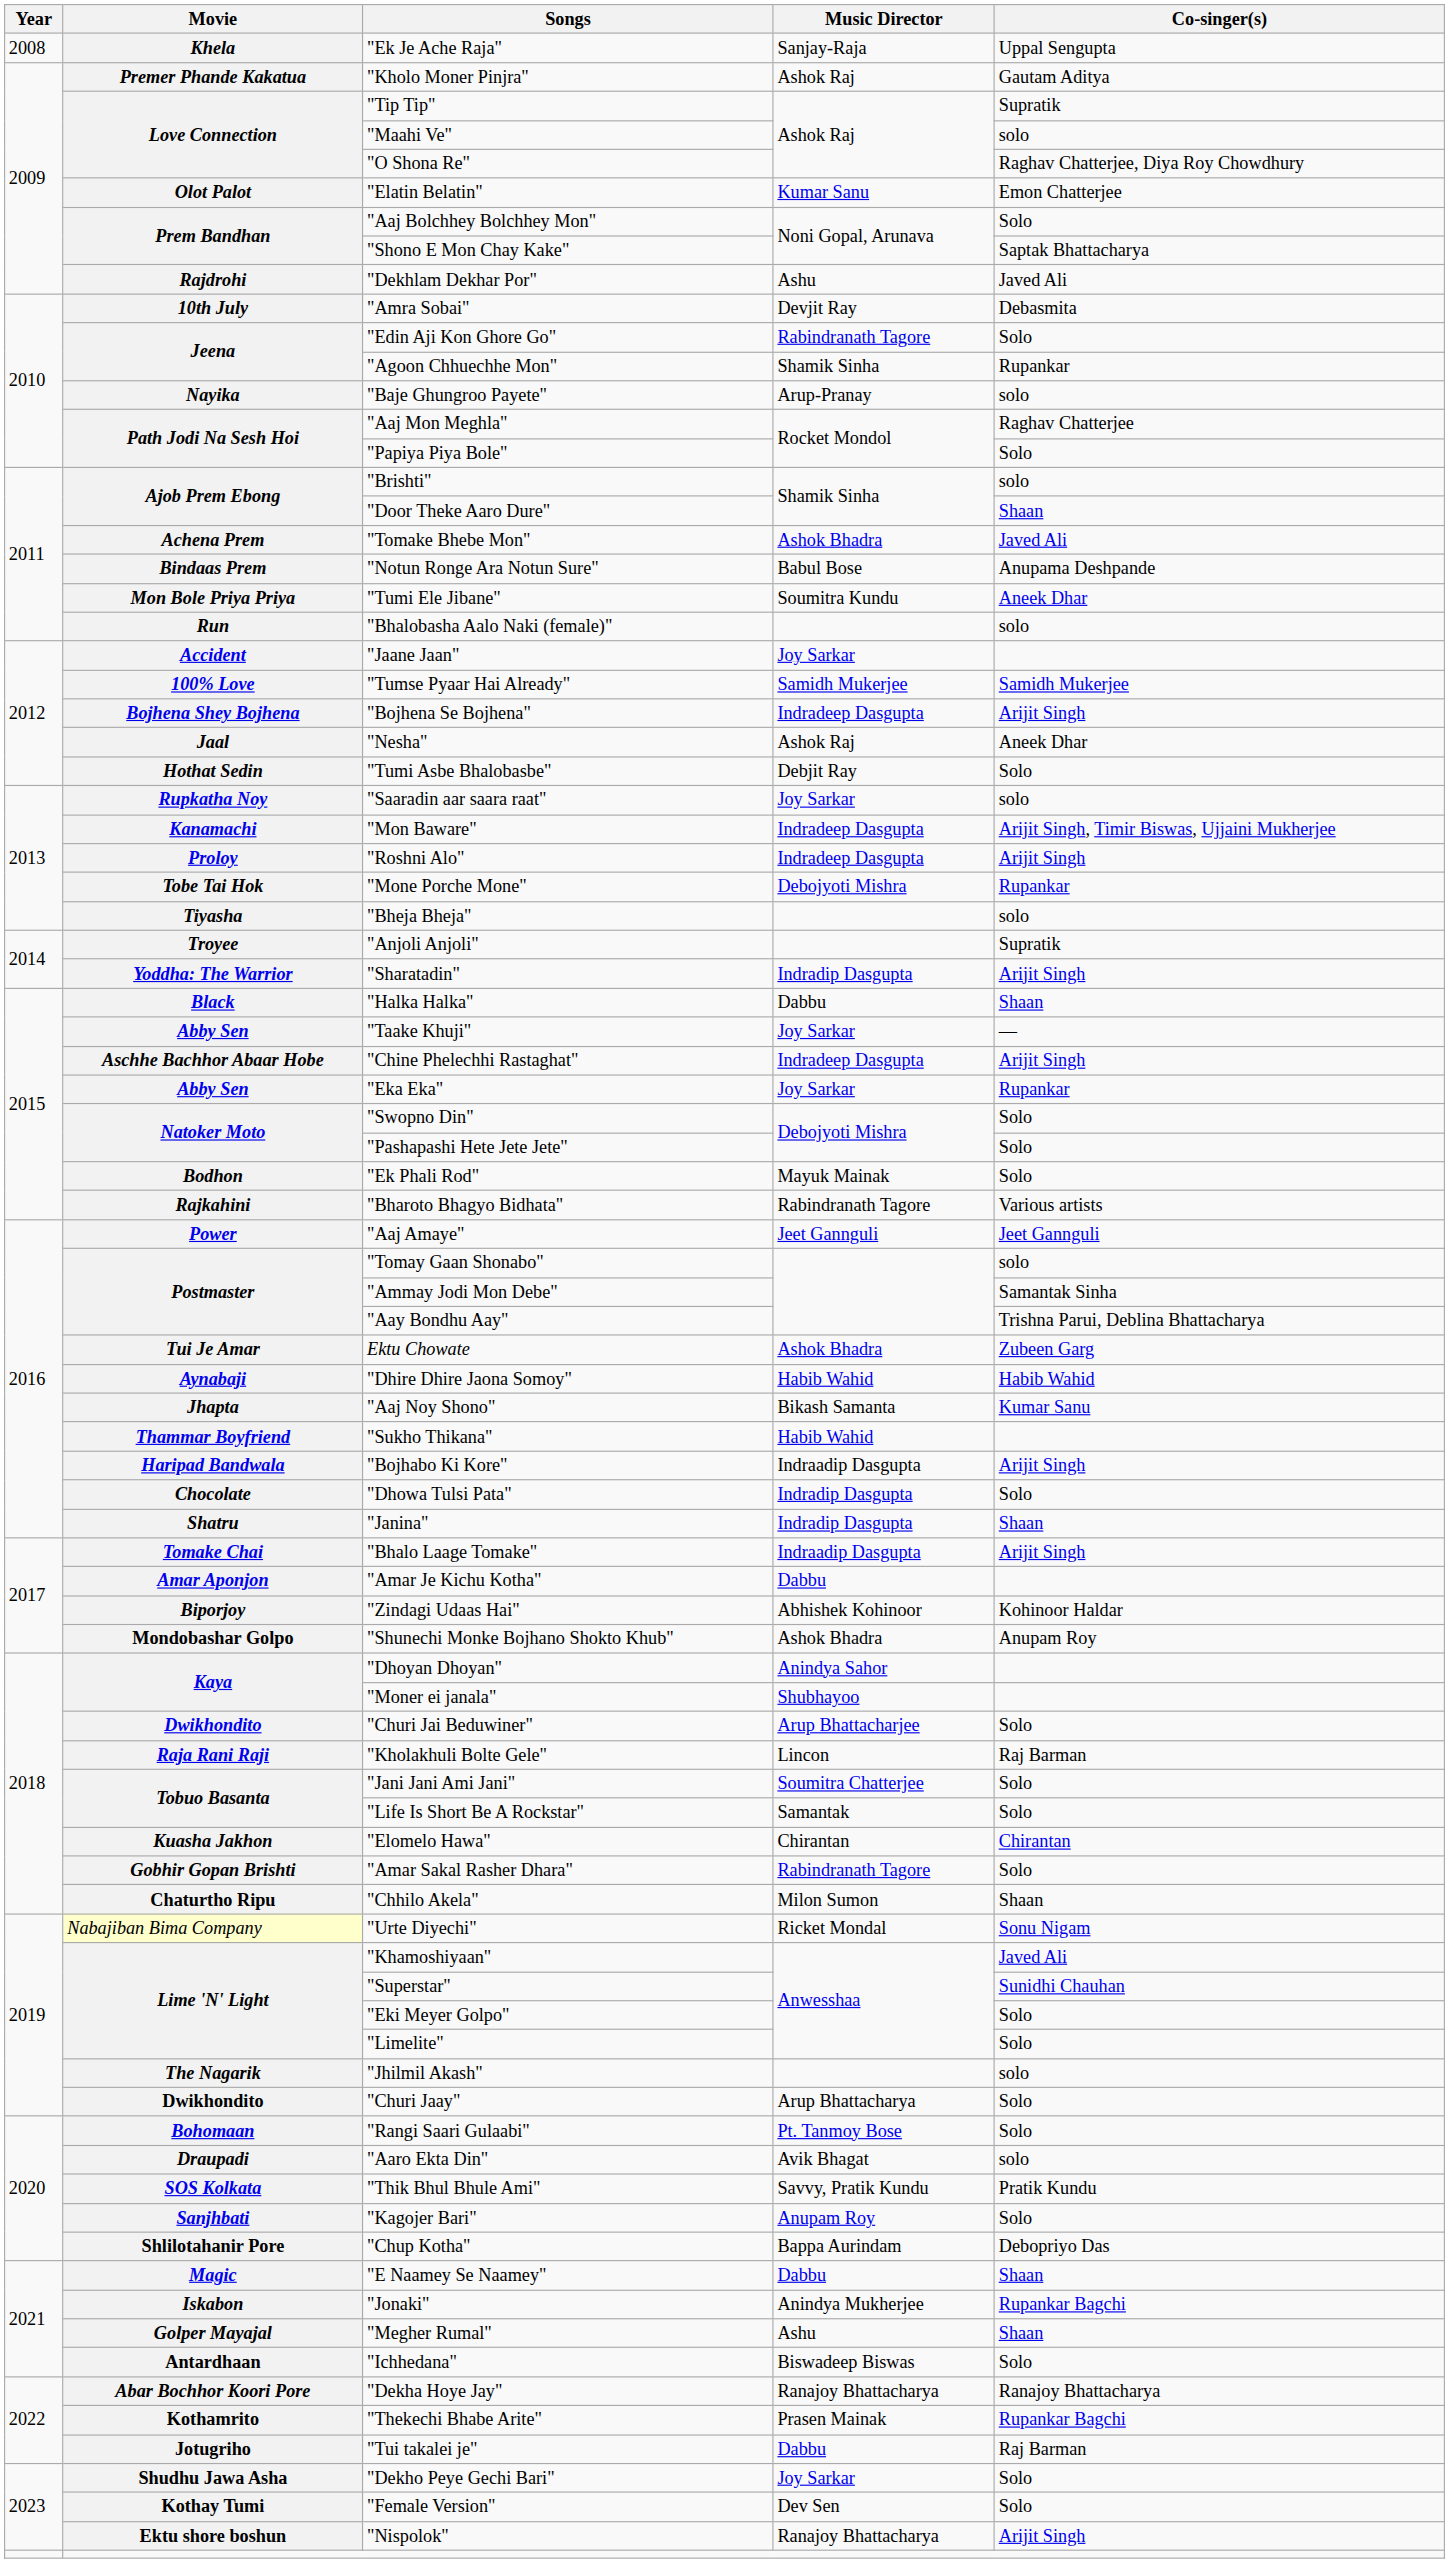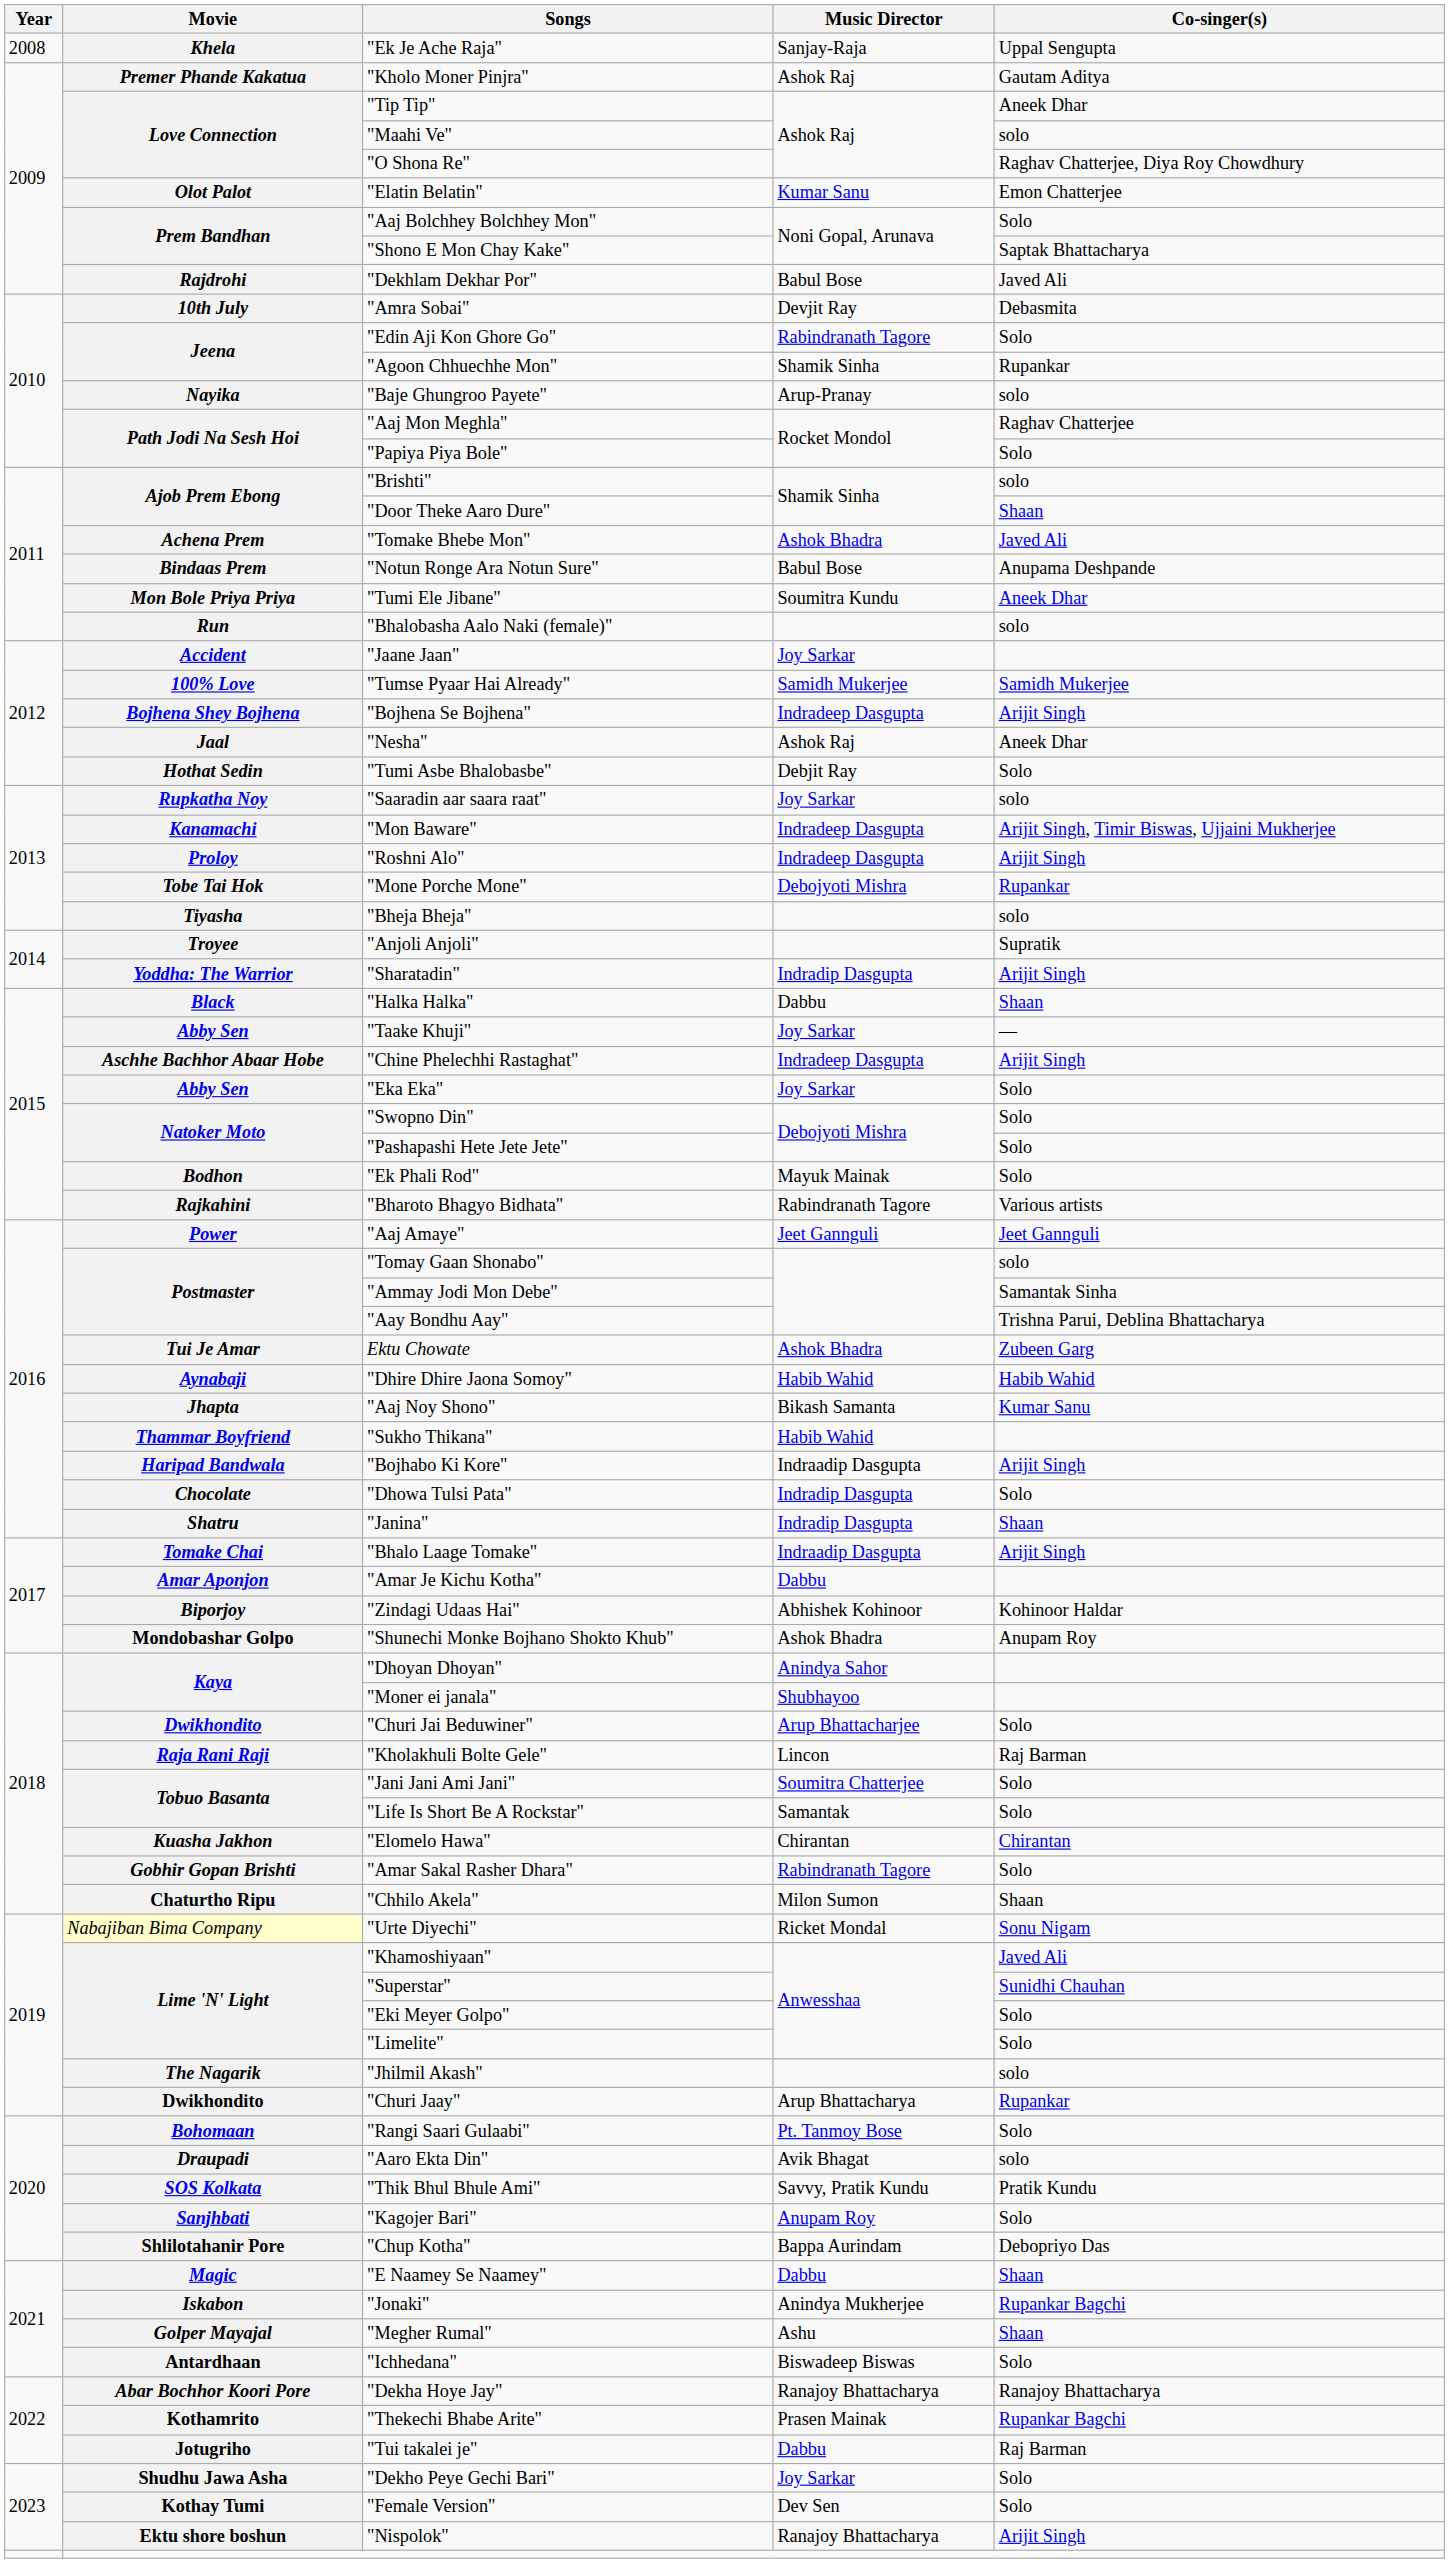(1030, 105) Supratik -> (1043, 105) Aneek Dhar
(797, 279) Ashu -> (820, 279) Babul Bose
(1034, 1089) Rupankar -> (1015, 1089) Solo
(1015, 2101) Solo -> (1034, 2101) Rupankar
